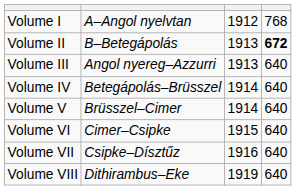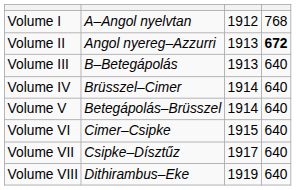(131, 43) B–Betegápolás -> (150, 43) Angol nyereg–Azzurri
(150, 65) Angol nyereg–Azzurri -> (131, 65) B–Betegápolás
(153, 87) Betegápolás–Brüsszel -> (133, 87) Brüsszel–Cimer
(133, 109) Brüsszel–Cimer -> (153, 109) Betegápolás–Brüsszel
(243, 152) 1916 -> (243, 152) 1917
